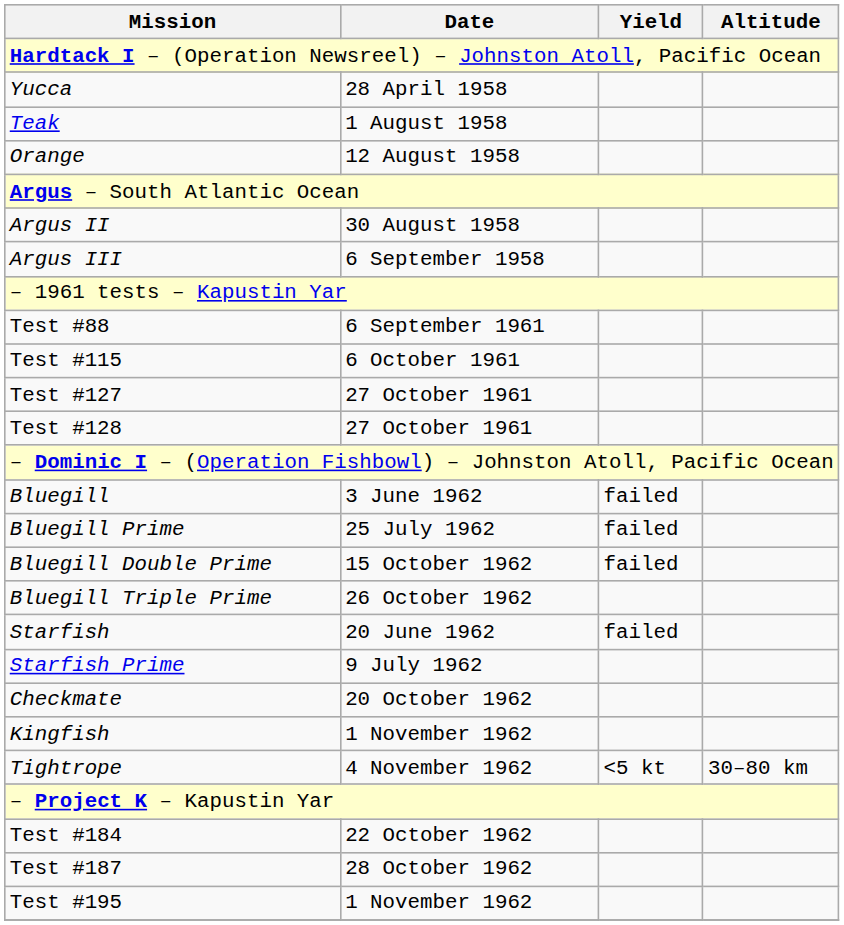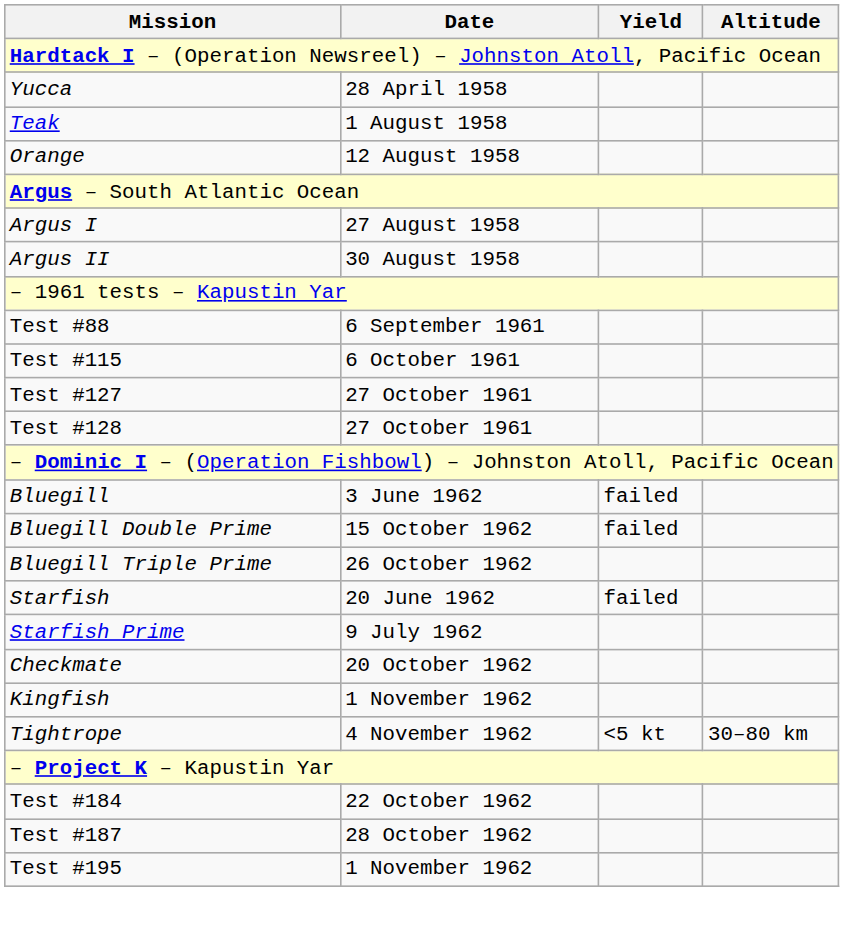+ row: (53, 225)
- row: (66, 259)
- row: (97, 530)
